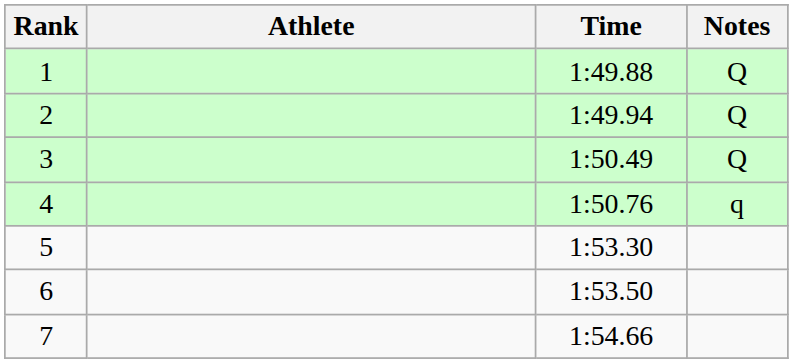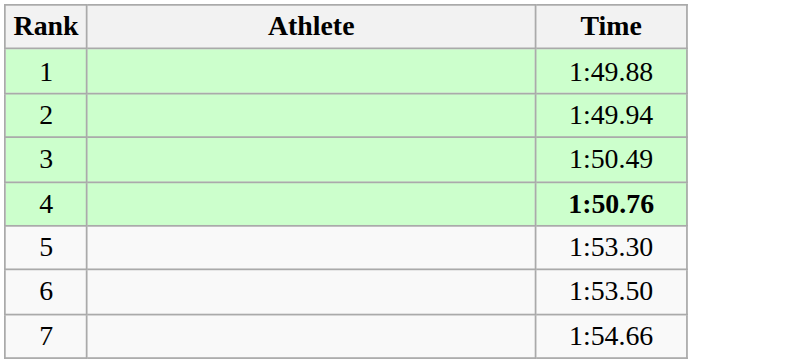- column: (737, 26)
(611, 203) normal -> (611, 203) bold
